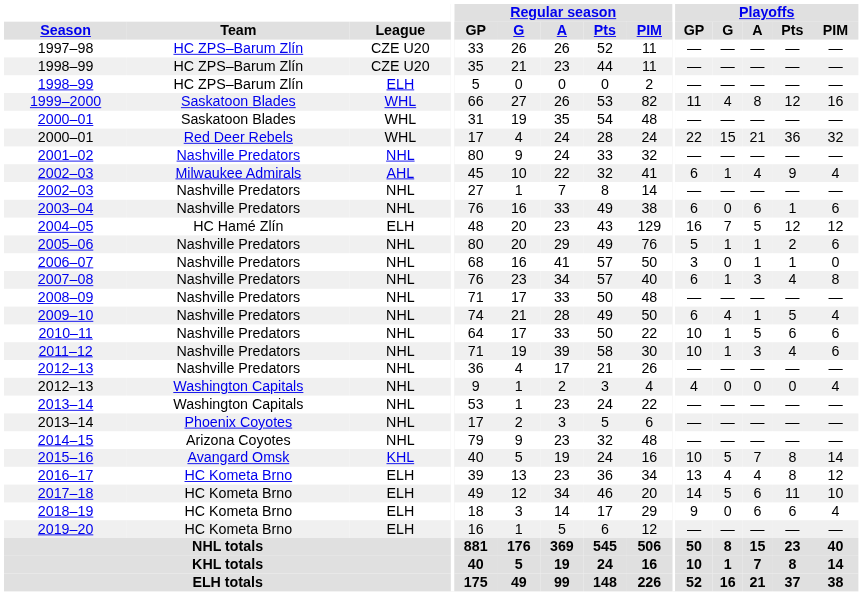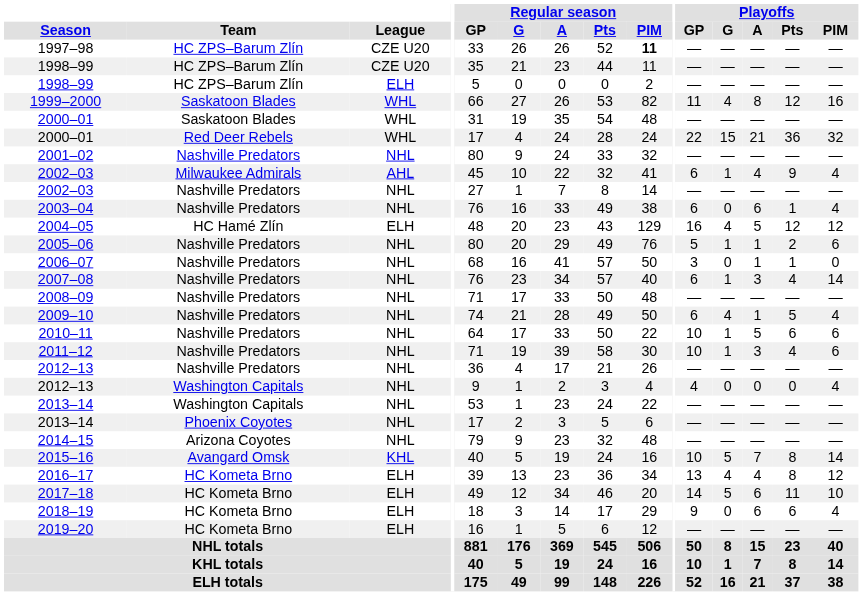(649, 48) normal -> (649, 48) bold
(836, 208) 6 -> (836, 208) 4
(728, 226) 7 -> (728, 226) 4
(836, 279) 8 -> (836, 279) 14
